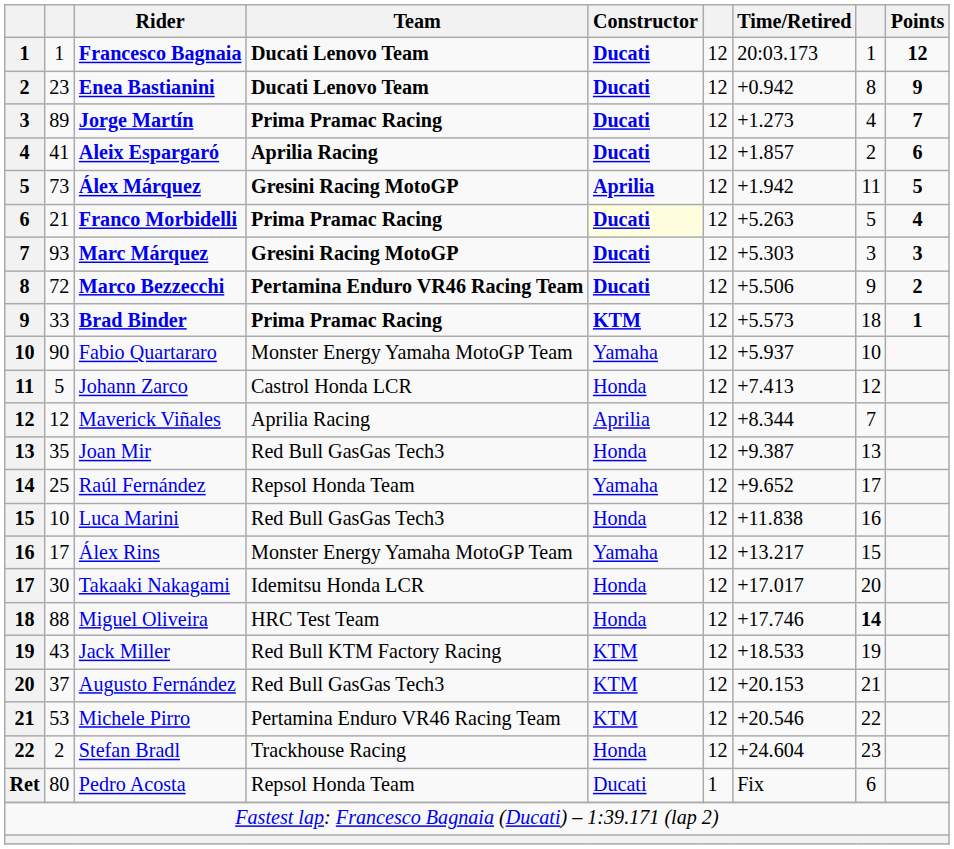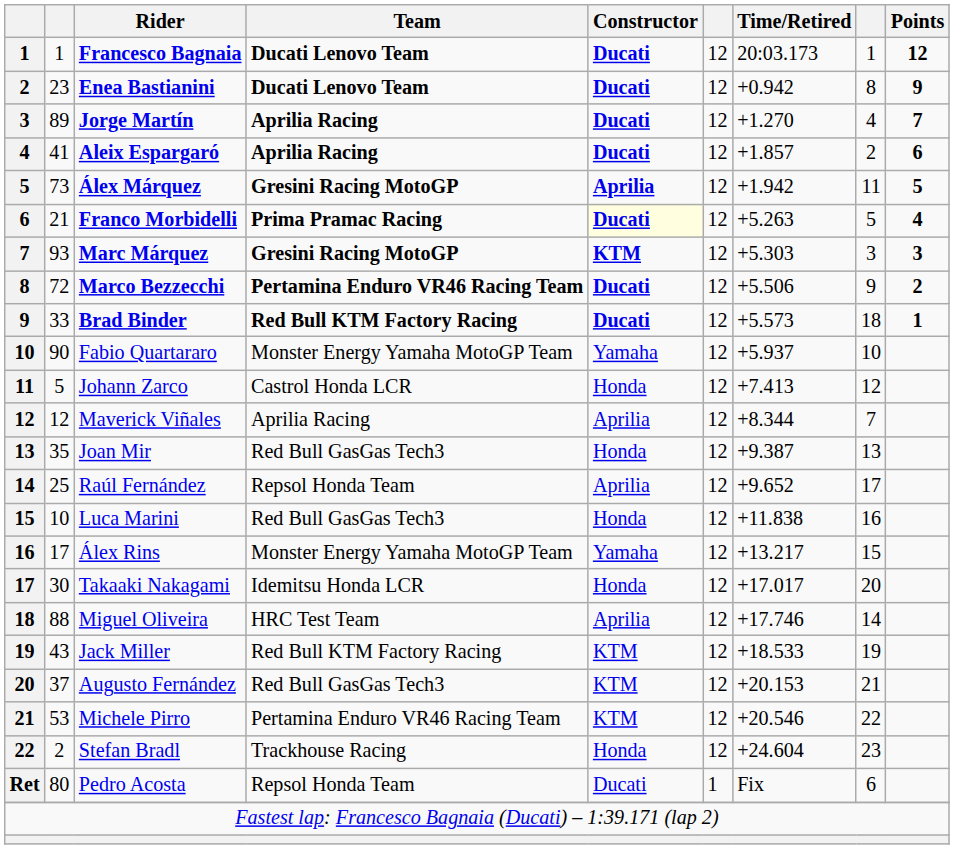(347, 120) Prima Pramac Racing -> (314, 120) Aprilia Racing
(765, 120) +1.273 -> (765, 120) +1.270
(621, 253) Ducati -> (617, 253) KTM
(347, 319) Prima Pramac Racing -> (384, 319) Red Bull KTM Factory Racing
(617, 319) KTM -> (621, 319) Ducati
(625, 485) Yamaha -> (621, 485) Aprilia
(620, 618) Honda -> (621, 618) Aprilia
(871, 618) bold -> (871, 618) normal
